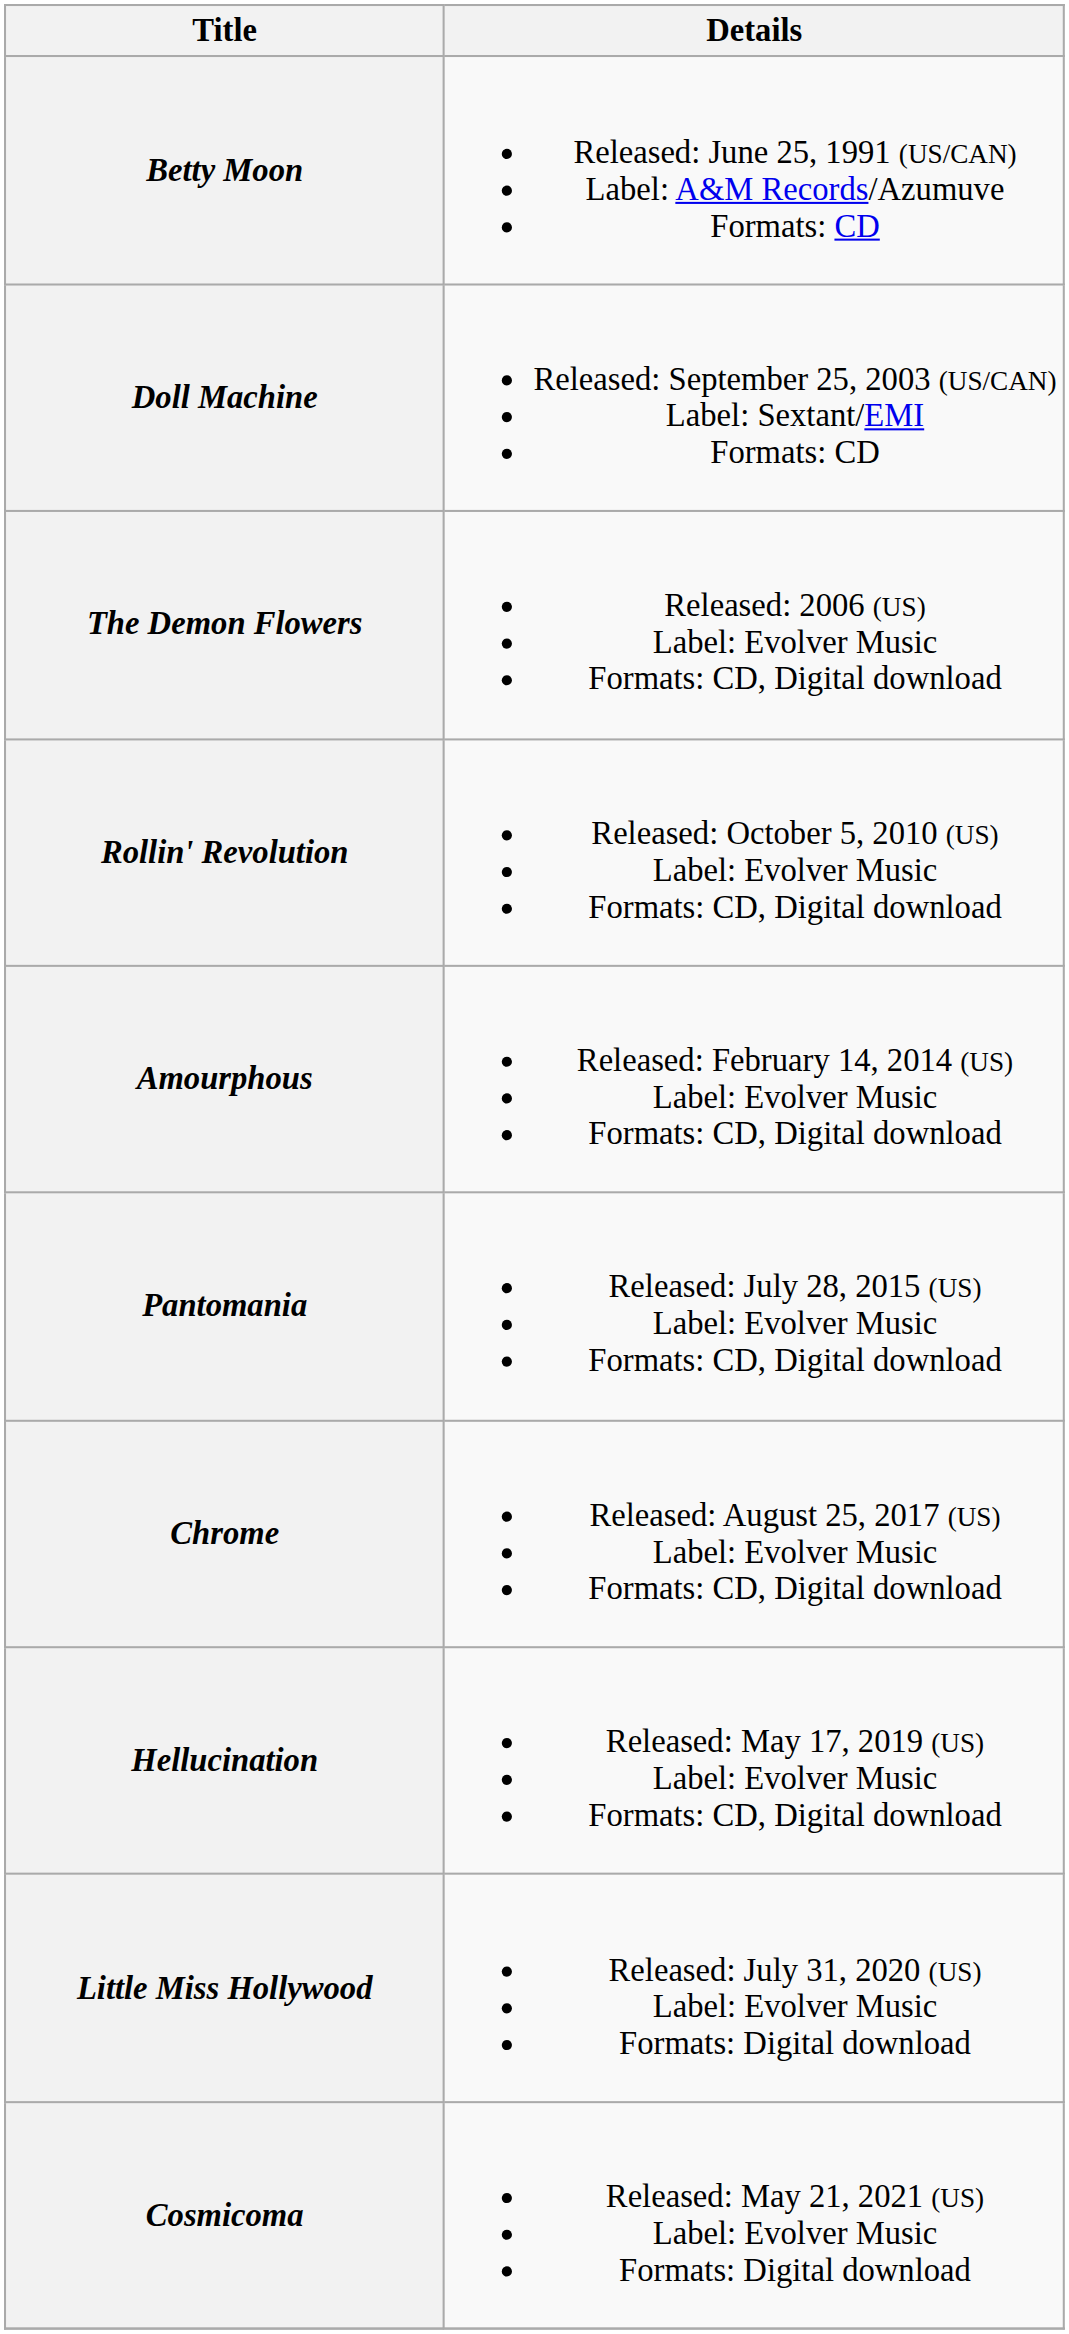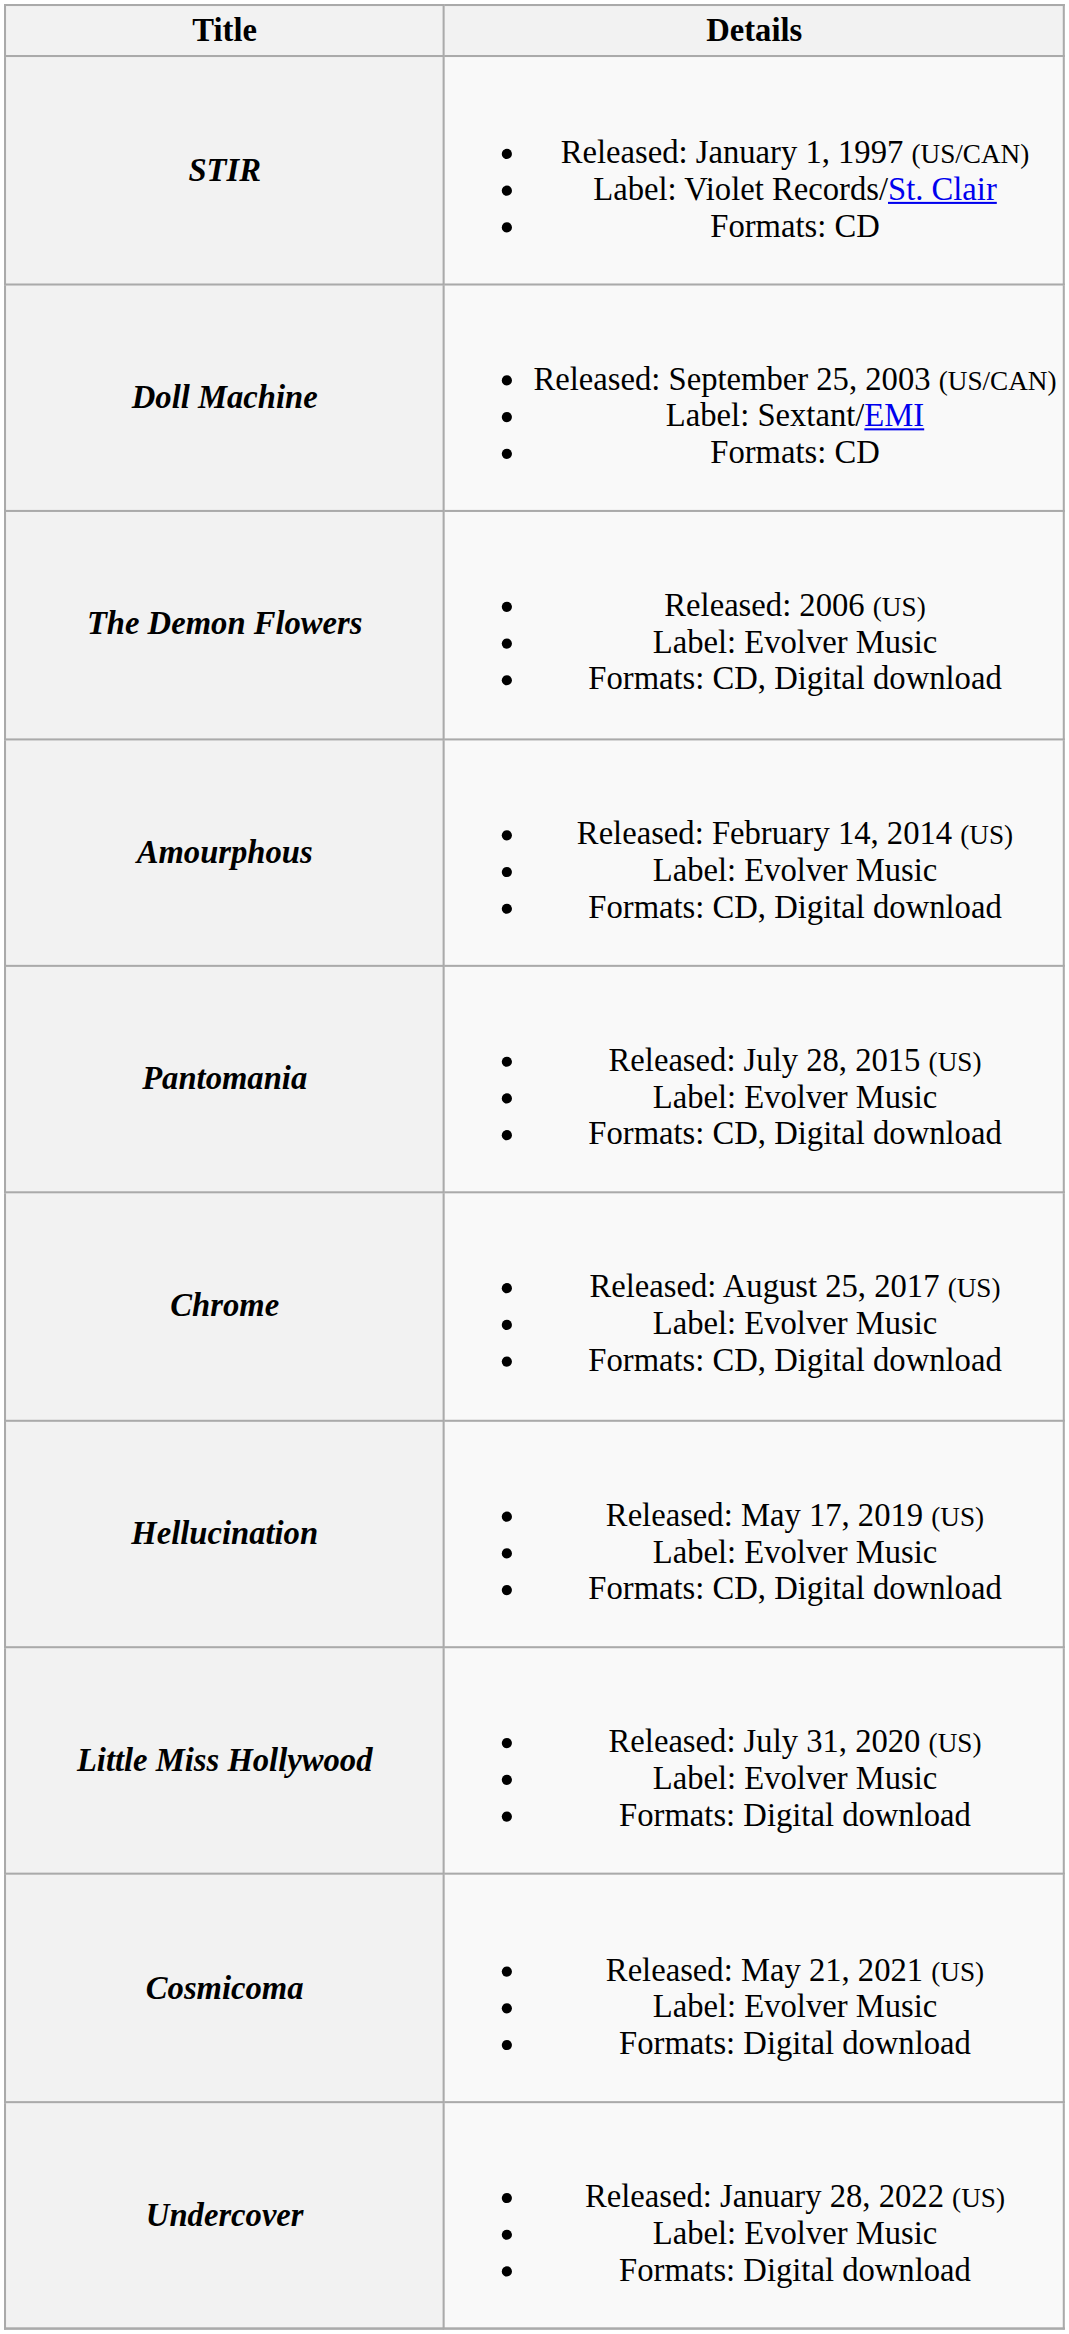- row: (225, 169)
+ row: (225, 169)
- row: (225, 851)
+ row: (225, 2214)
